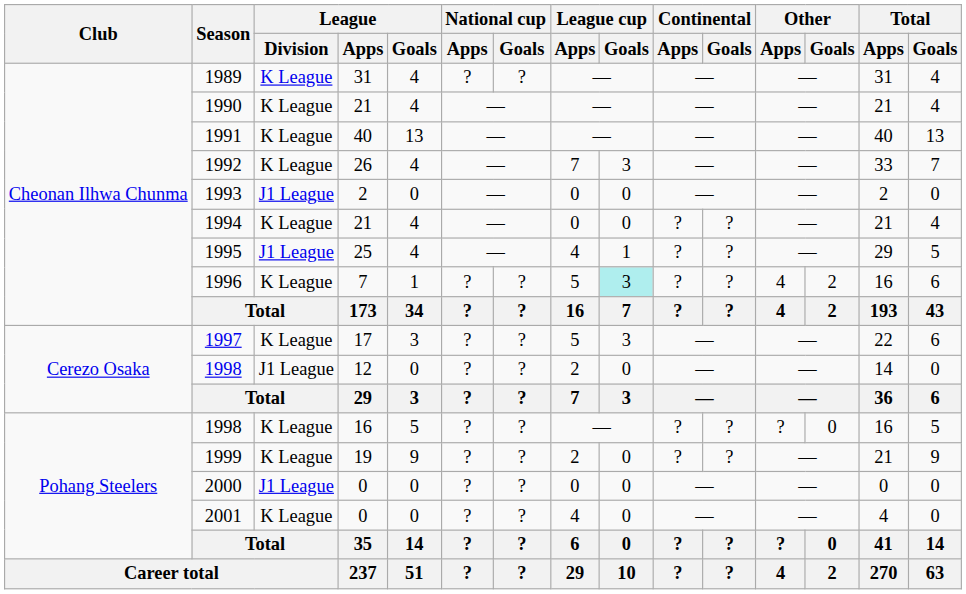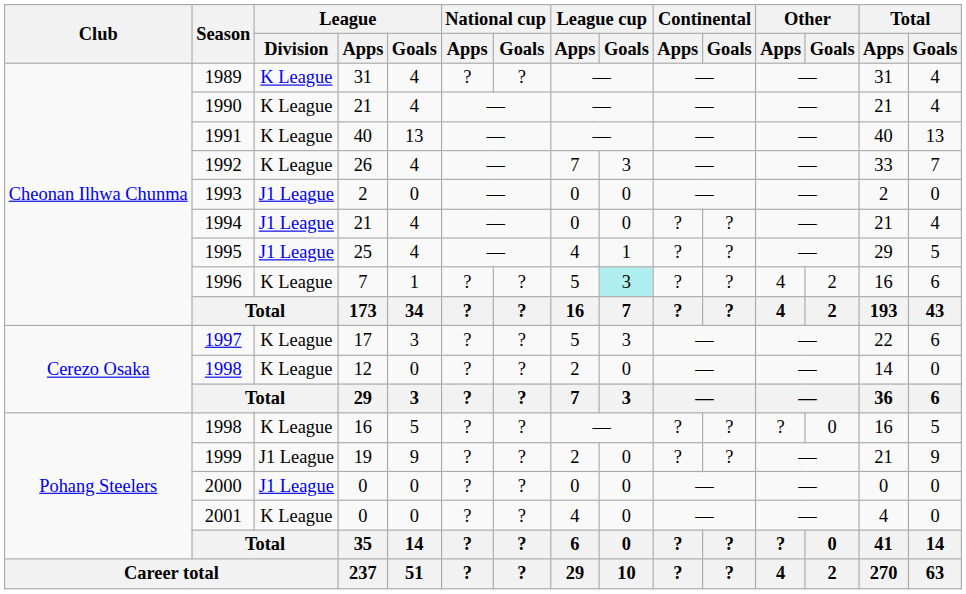(296, 223) K League -> (296, 223) J1 League
(296, 369) J1 League -> (296, 369) K League
(296, 456) K League -> (296, 456) J1 League
